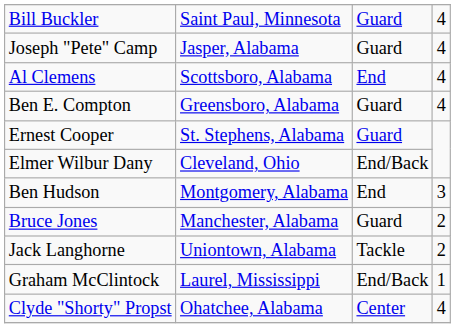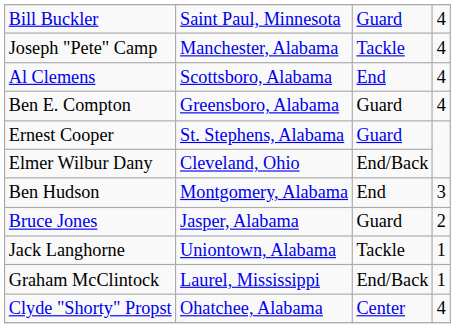(239, 47) Jasper, Alabama -> (259, 47) Manchester, Alabama
(379, 47) Guard -> (381, 47) Tackle
(259, 221) Manchester, Alabama -> (239, 221) Jasper, Alabama
(441, 250) 2 -> (441, 250) 1
